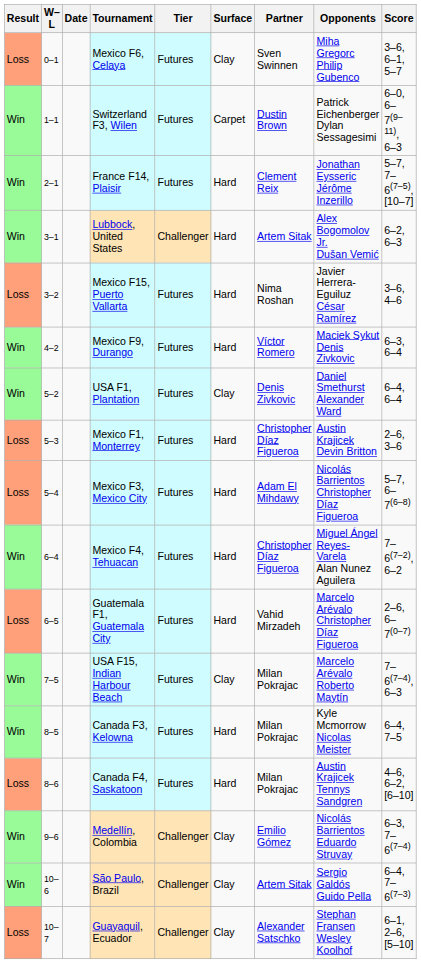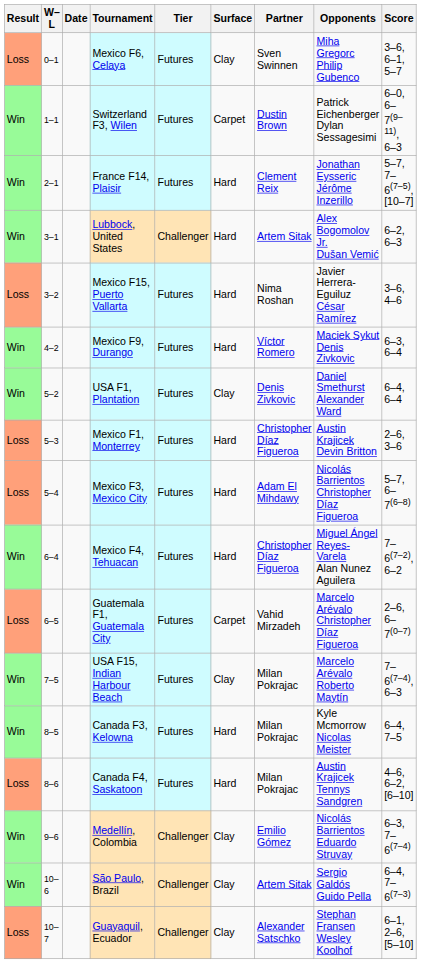(225, 621) Hard -> (229, 621) Carpet
